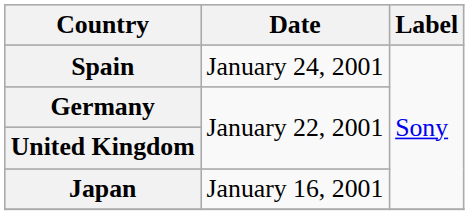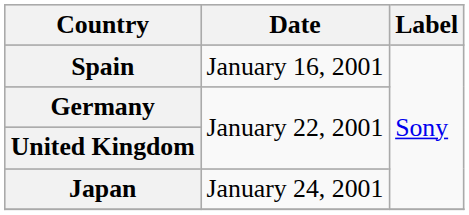(295, 65) January 24, 2001 -> (295, 65) January 16, 2001
(295, 188) January 16, 2001 -> (295, 188) January 24, 2001
